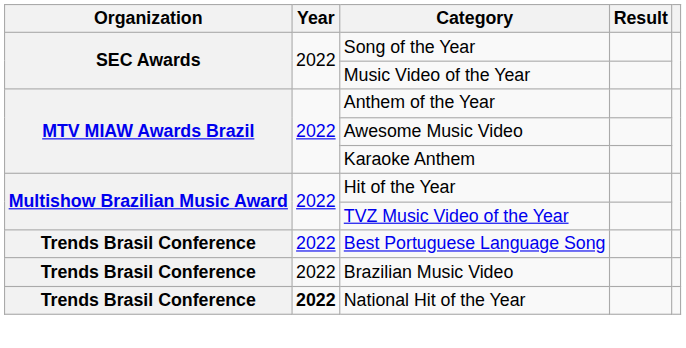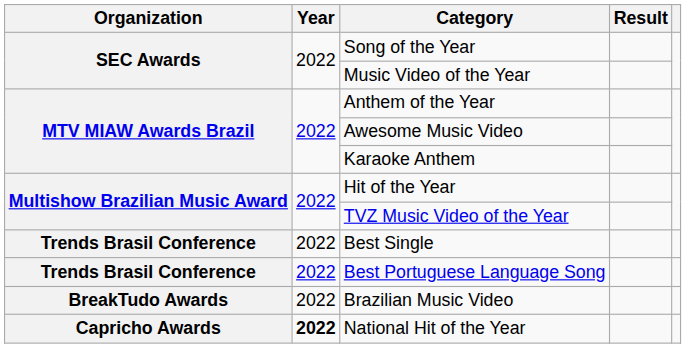+ row: (389, 243)
(148, 272) Trends Brasil Conference -> (148, 300) BreakTudo Awards
(148, 300) Trends Brasil Conference -> (148, 328) Capricho Awards
